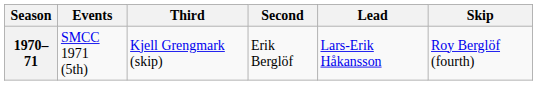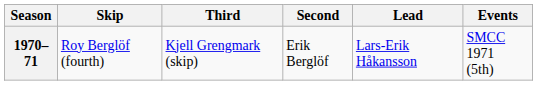columns swapped: (480, 15) <-> (92, 15)
